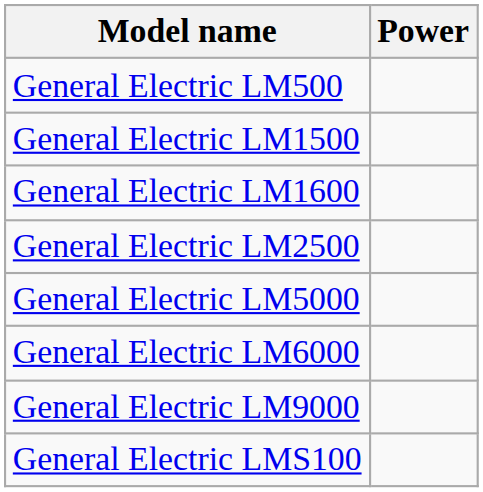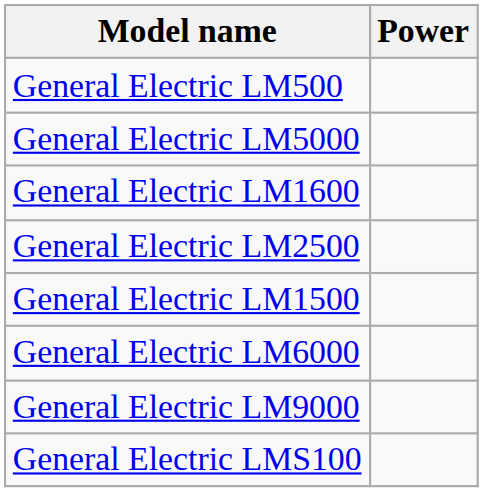rows swapped: (186, 138) <-> (186, 298)
